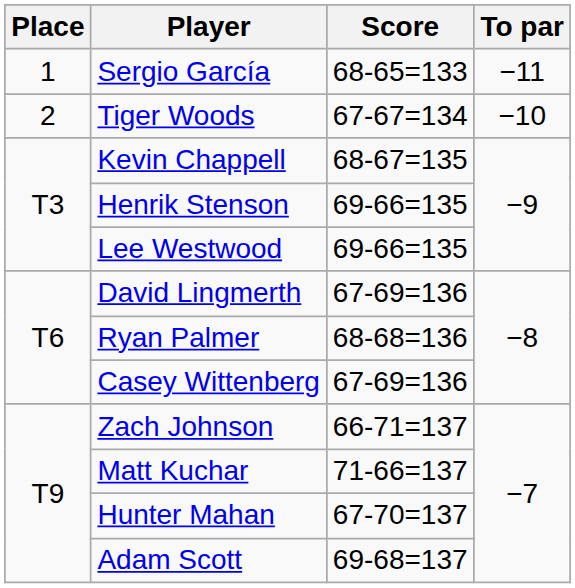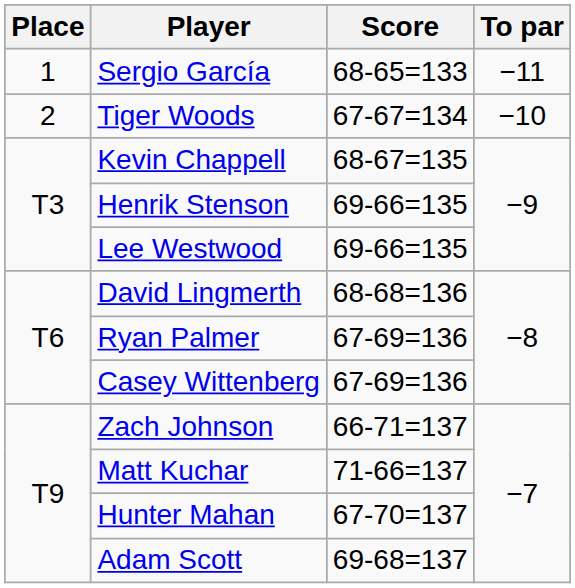(400, 293) 67-69=136 -> (400, 293) 68-68=136
(400, 337) 68-68=136 -> (400, 337) 67-69=136
